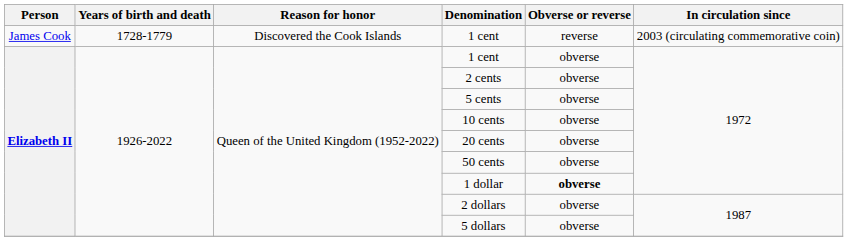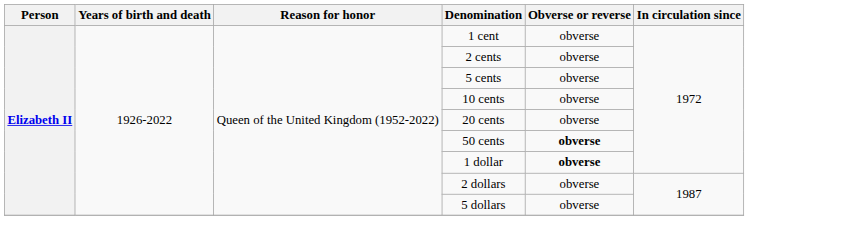- row: (40, 36)
(579, 162) normal -> (579, 141) bold
